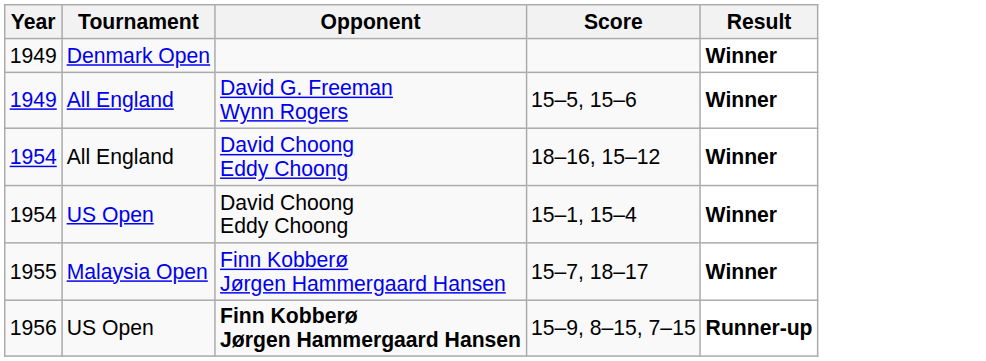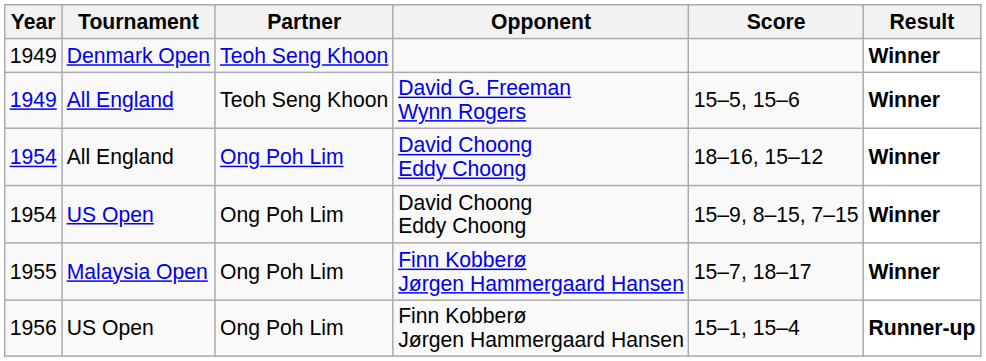+ column: (304, 22)
(584, 214) 15–1, 15–4 -> (776, 214) 15–9, 8–15, 7–15
(371, 328) bold -> (541, 328) normal
(613, 328) 15–9, 8–15, 7–15 -> (747, 328) 15–1, 15–4
